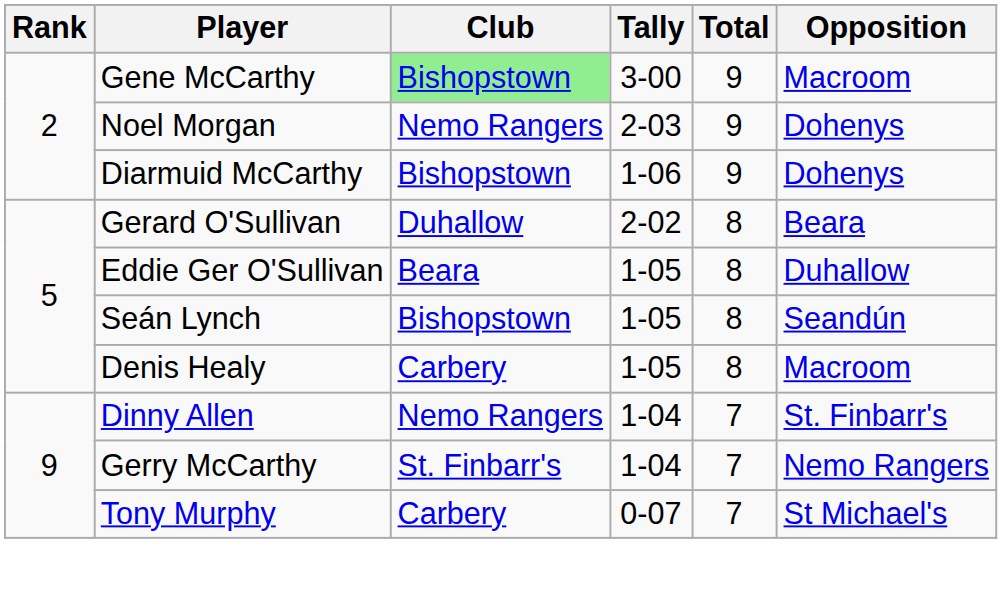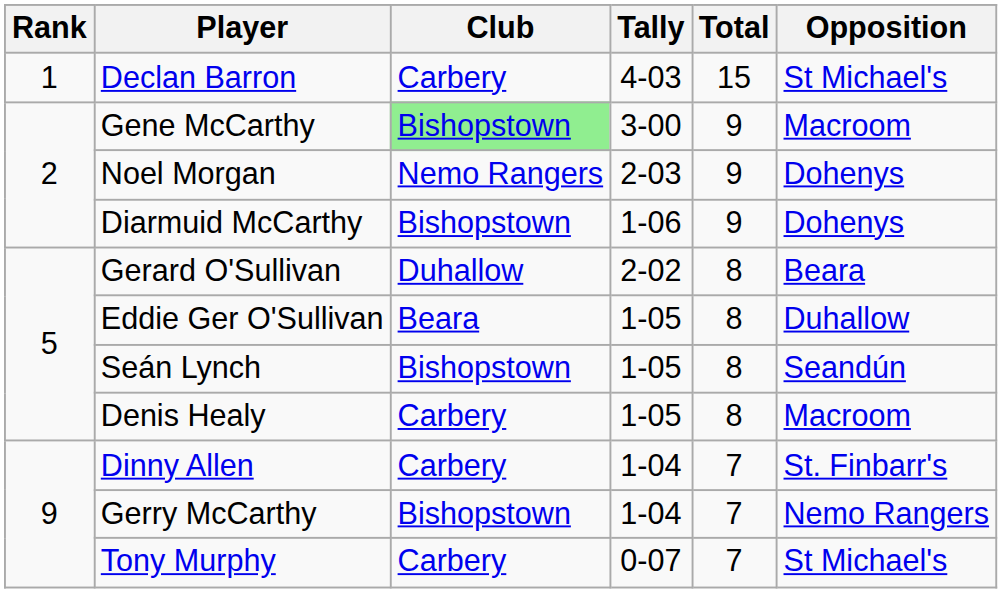+ row: (198, 77)
(500, 416) Nemo Rangers -> (452, 464) Carbery
(480, 464) St. Finbarr's -> (484, 513) Bishopstown
